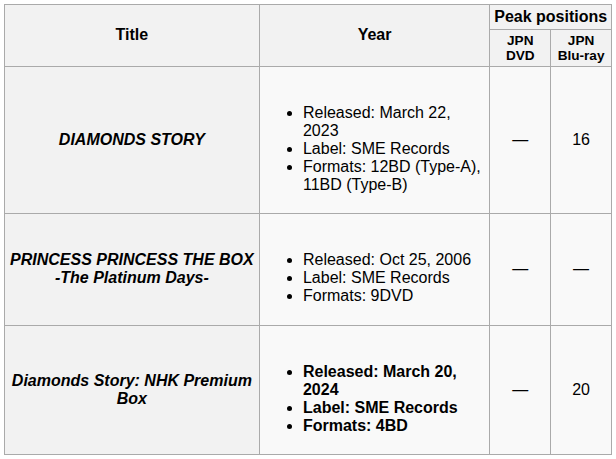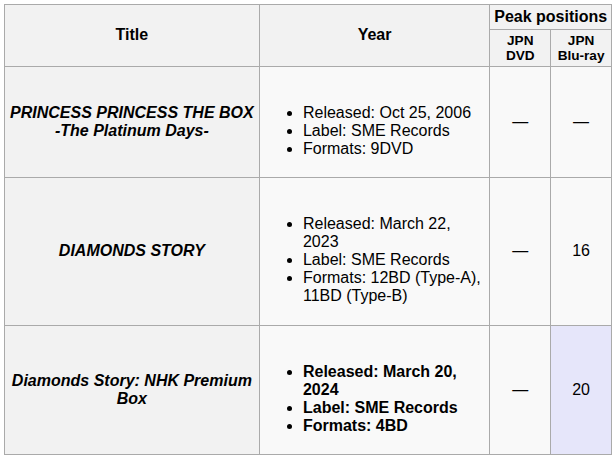rows swapped: (132, 269) <-> (132, 140)
(581, 389) no background -> (581, 389) lavender background
